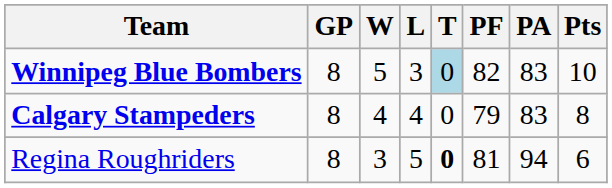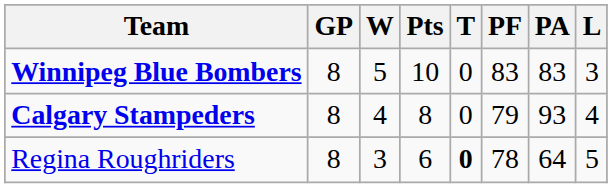columns swapped: (416, 26) <-> (583, 26)
(447, 70) lightblue background -> (466, 70) no background
(486, 70) 82 -> (505, 70) 83
(534, 114) 83 -> (552, 114) 93
(486, 159) 81 -> (505, 159) 78
(534, 159) 94 -> (552, 159) 64
